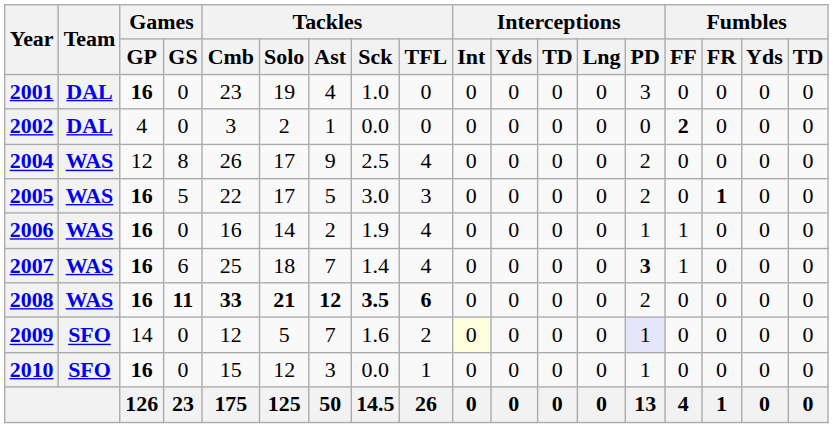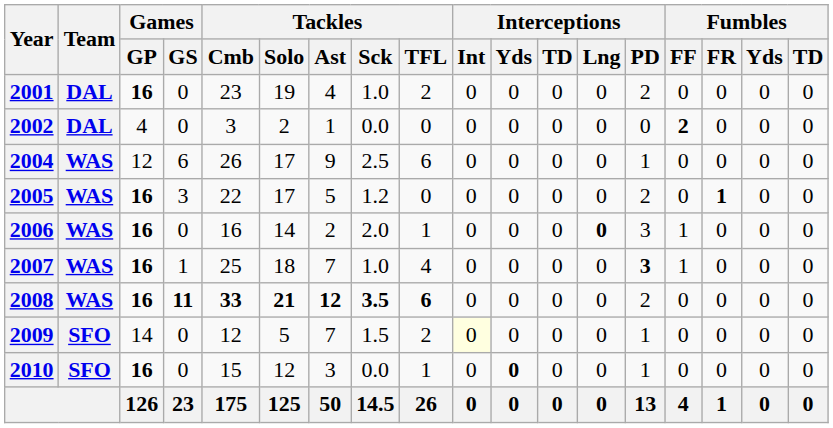(426, 91) 0 -> (426, 91) 2
(645, 91) 3 -> (645, 91) 2
(183, 160) 8 -> (183, 160) 6
(426, 160) 4 -> (426, 160) 6
(645, 160) 2 -> (645, 160) 1
(183, 195) 5 -> (183, 195) 3
(375, 195) 3.0 -> (375, 195) 1.2
(426, 195) 3 -> (426, 195) 0
(375, 230) 1.9 -> (375, 230) 2.0
(426, 230) 4 -> (426, 230) 1
(602, 230) normal -> (602, 230) bold
(645, 230) 1 -> (645, 230) 3
(183, 265) 6 -> (183, 265) 1
(375, 265) 1.4 -> (375, 265) 1.0
(375, 334) 1.6 -> (375, 334) 1.5
(645, 334) lavender background -> (645, 334) no background
(514, 369) normal -> (514, 369) bold
